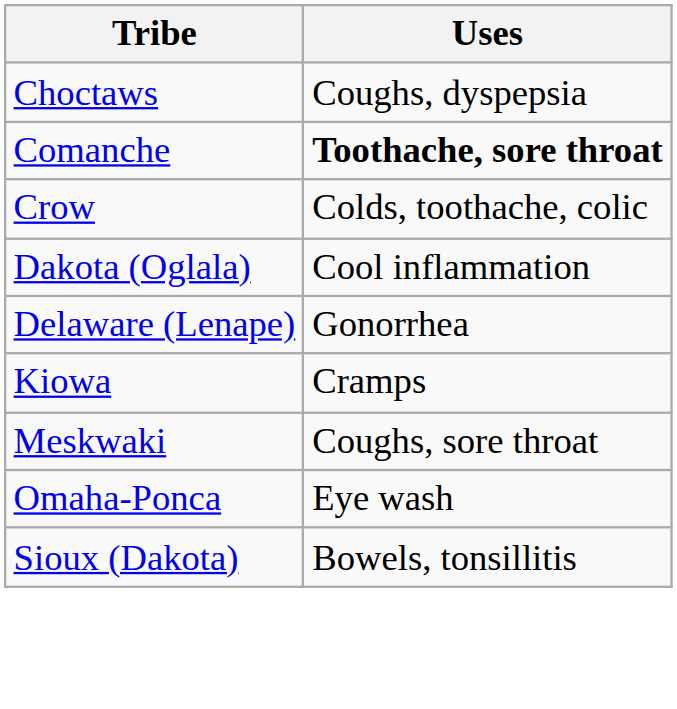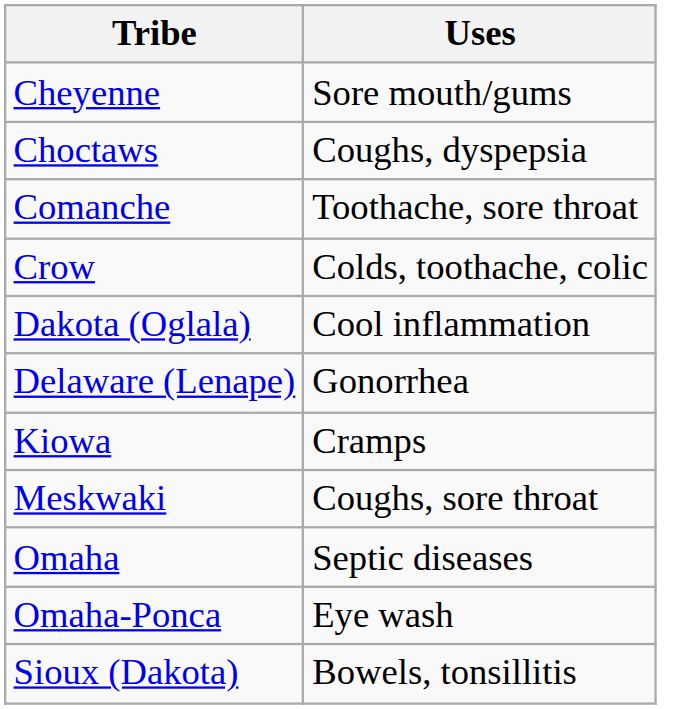+ row: (87, 91)
(487, 149) bold -> (475, 207) normal
+ row: (66, 556)
